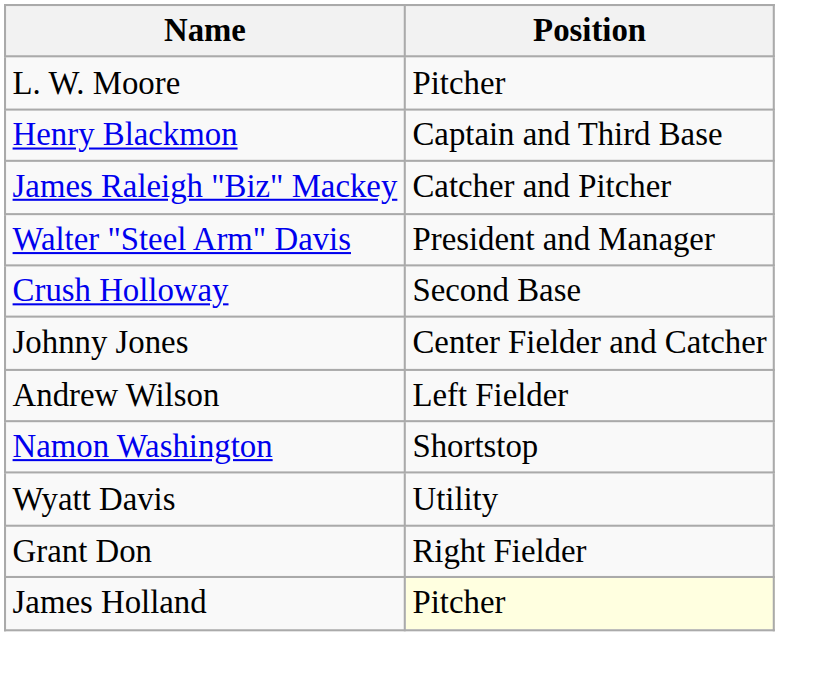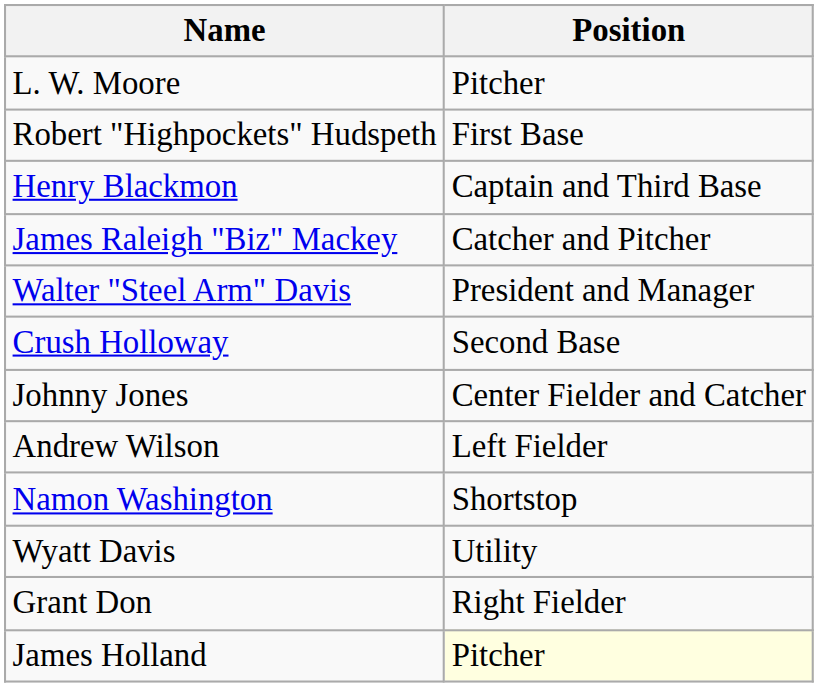+ row: (225, 134)
